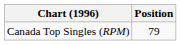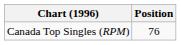(154, 31) 79 -> (154, 31) 76
